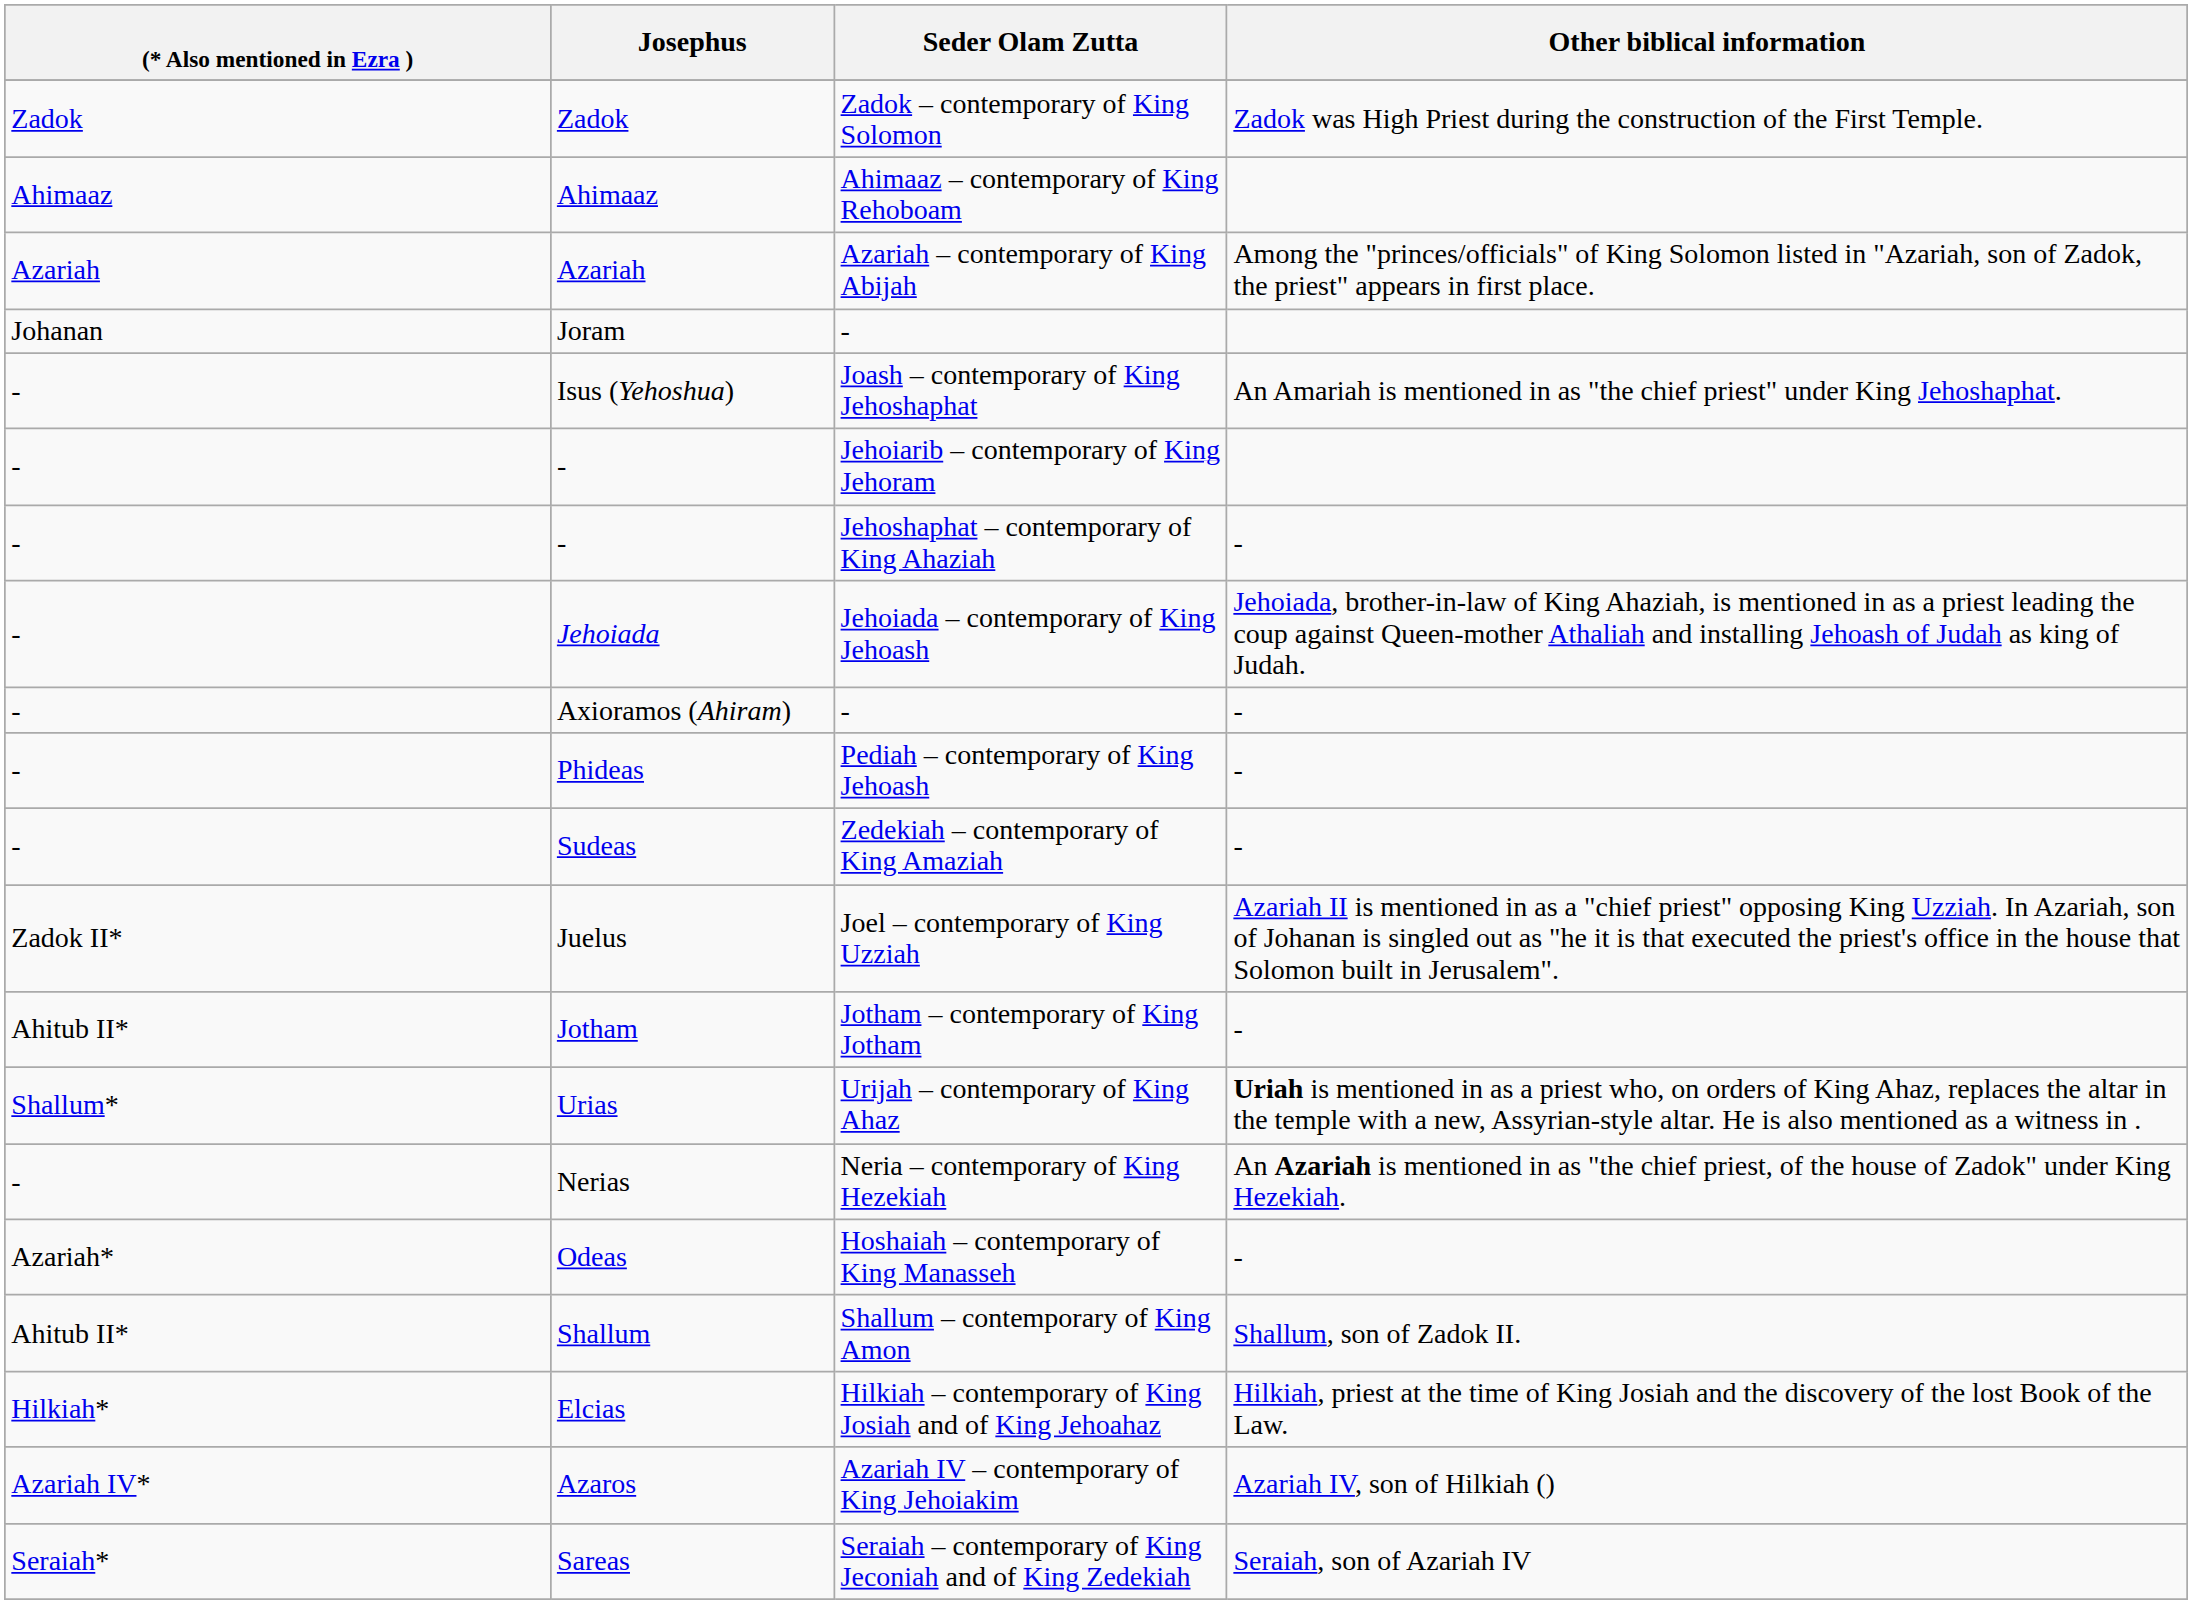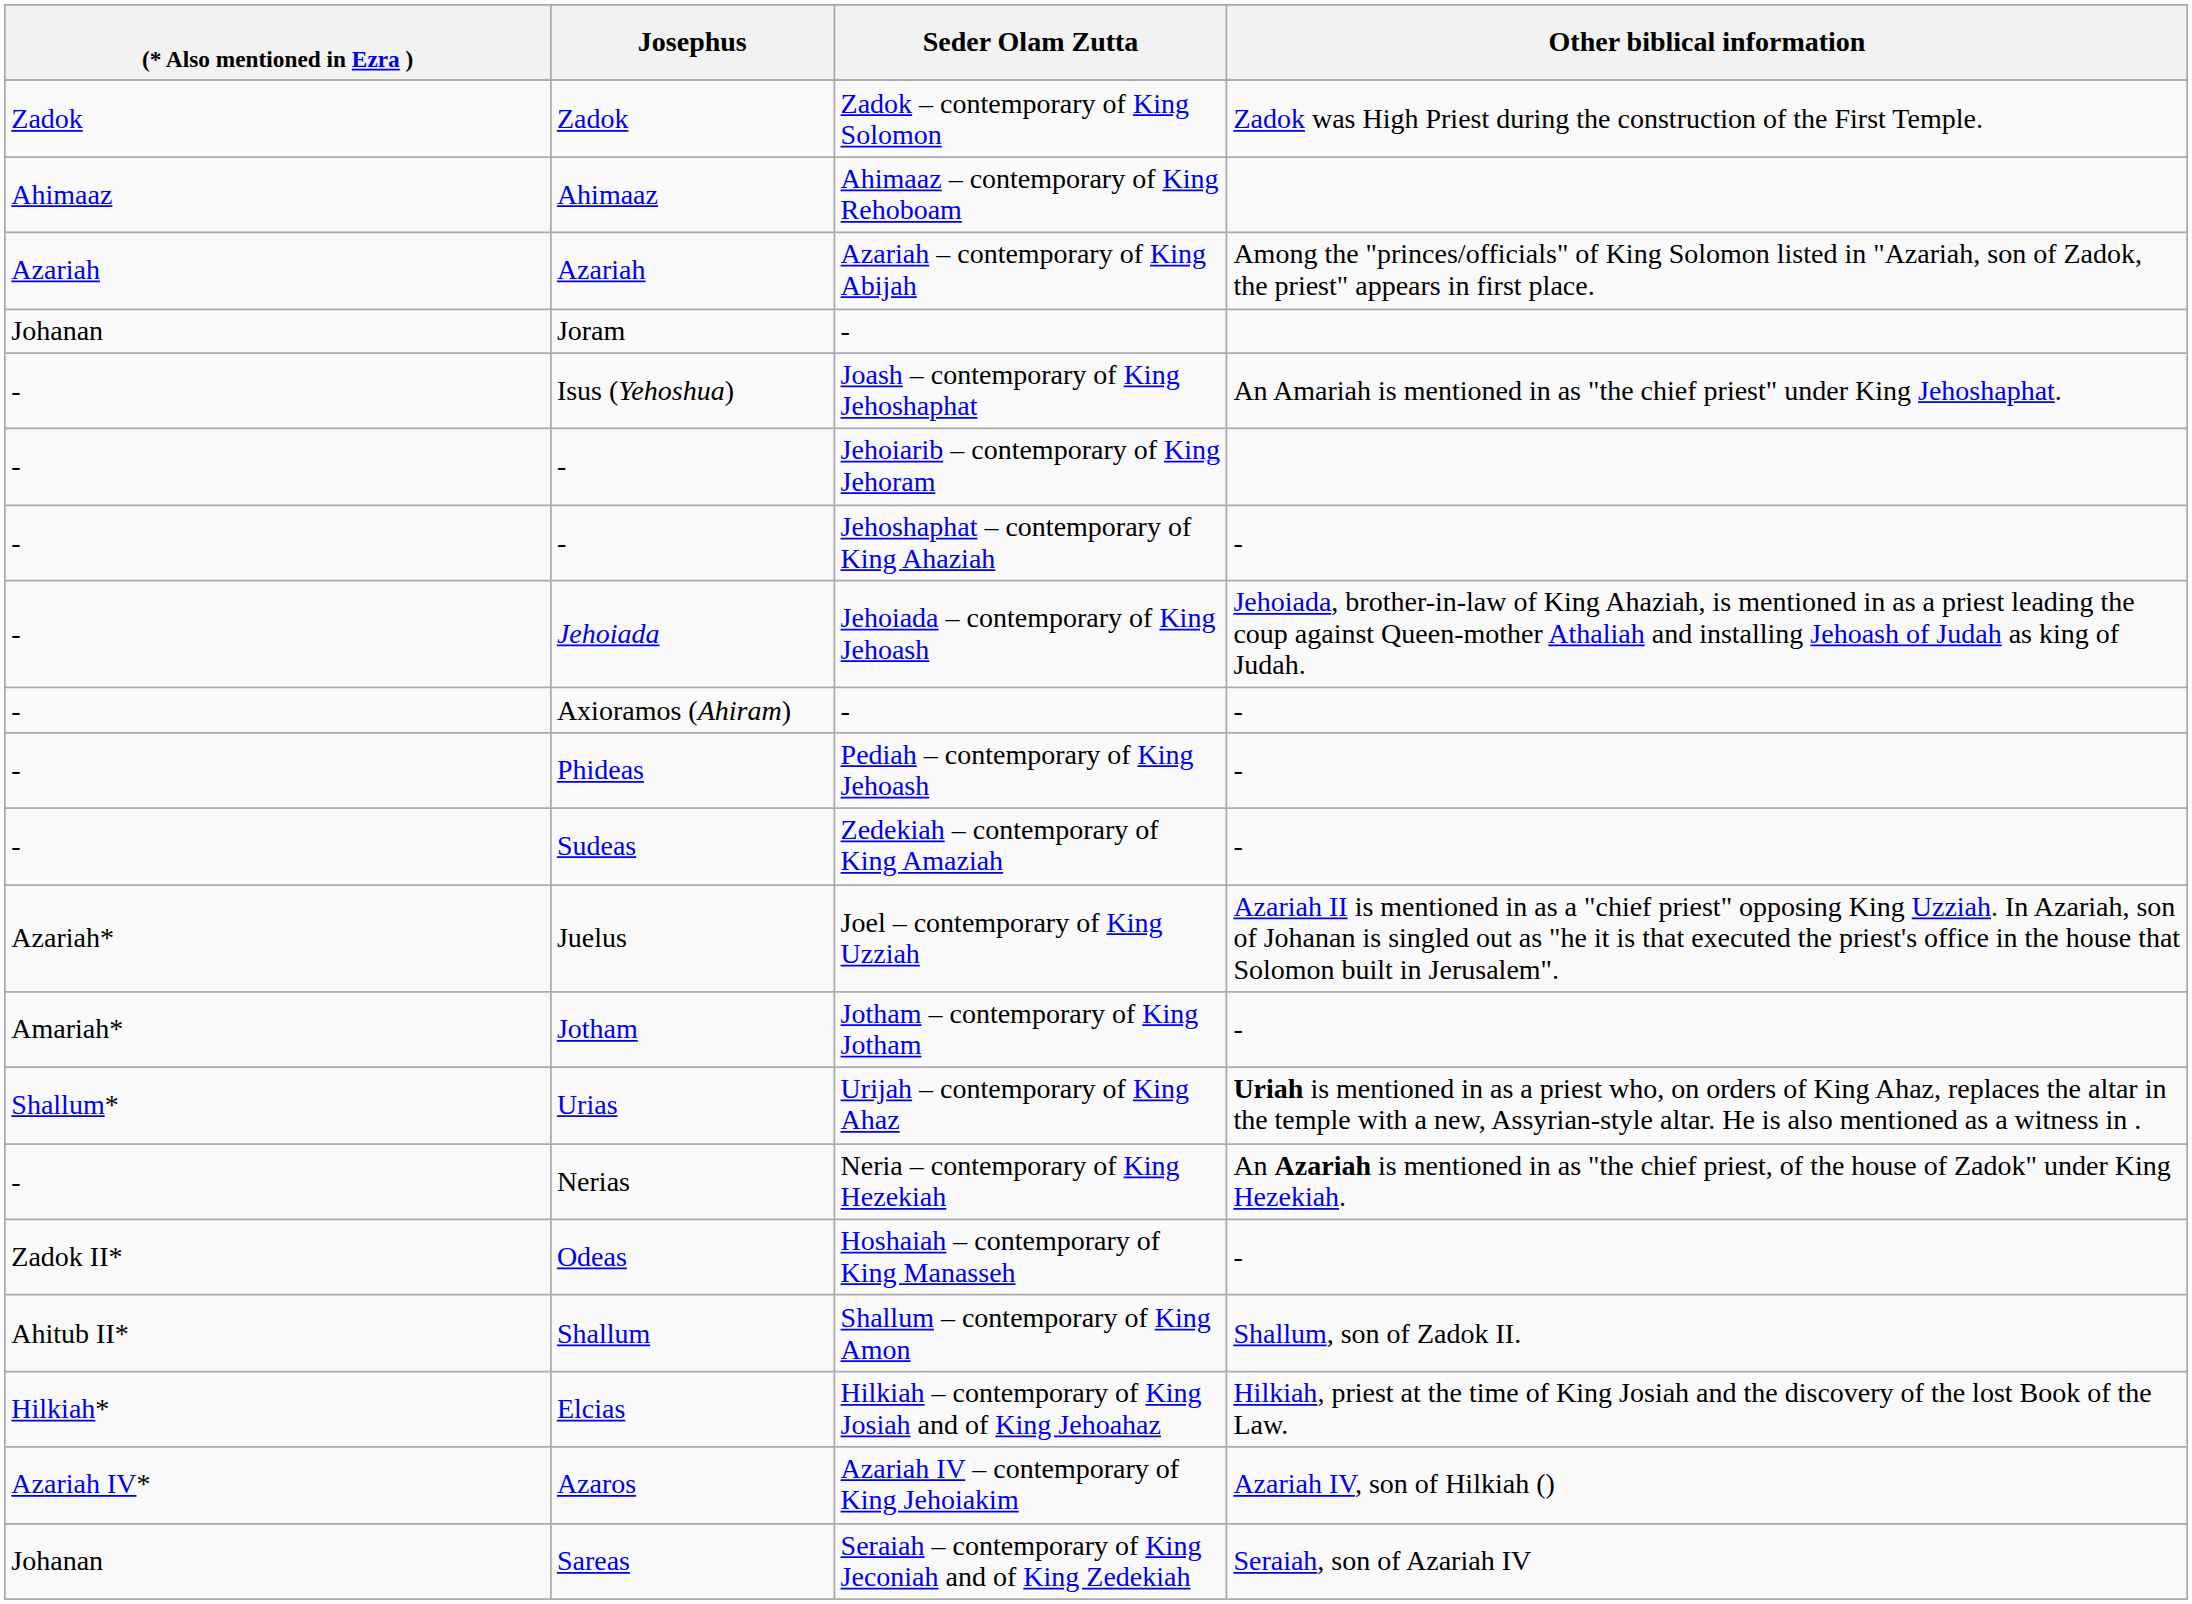(67, 937) Zadok II* -> (63, 937) Azariah*
(70, 1029) Ahitub II* -> (67, 1029) Amariah*
(63, 1256) Azariah* -> (67, 1256) Zadok II*
(60, 1560) Seraiah* -> (57, 1560) Johanan
